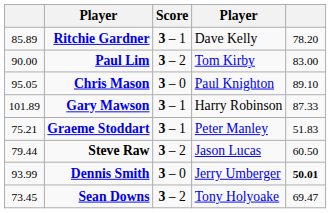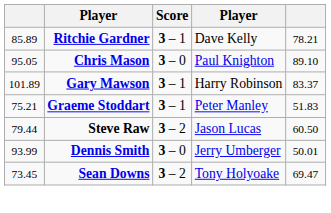(305, 39) 78.20 -> (305, 39) 78.21
- row: (122, 61)
(305, 107) 87.33 -> (305, 84) 83.37
(305, 174) bold -> (305, 152) normal
